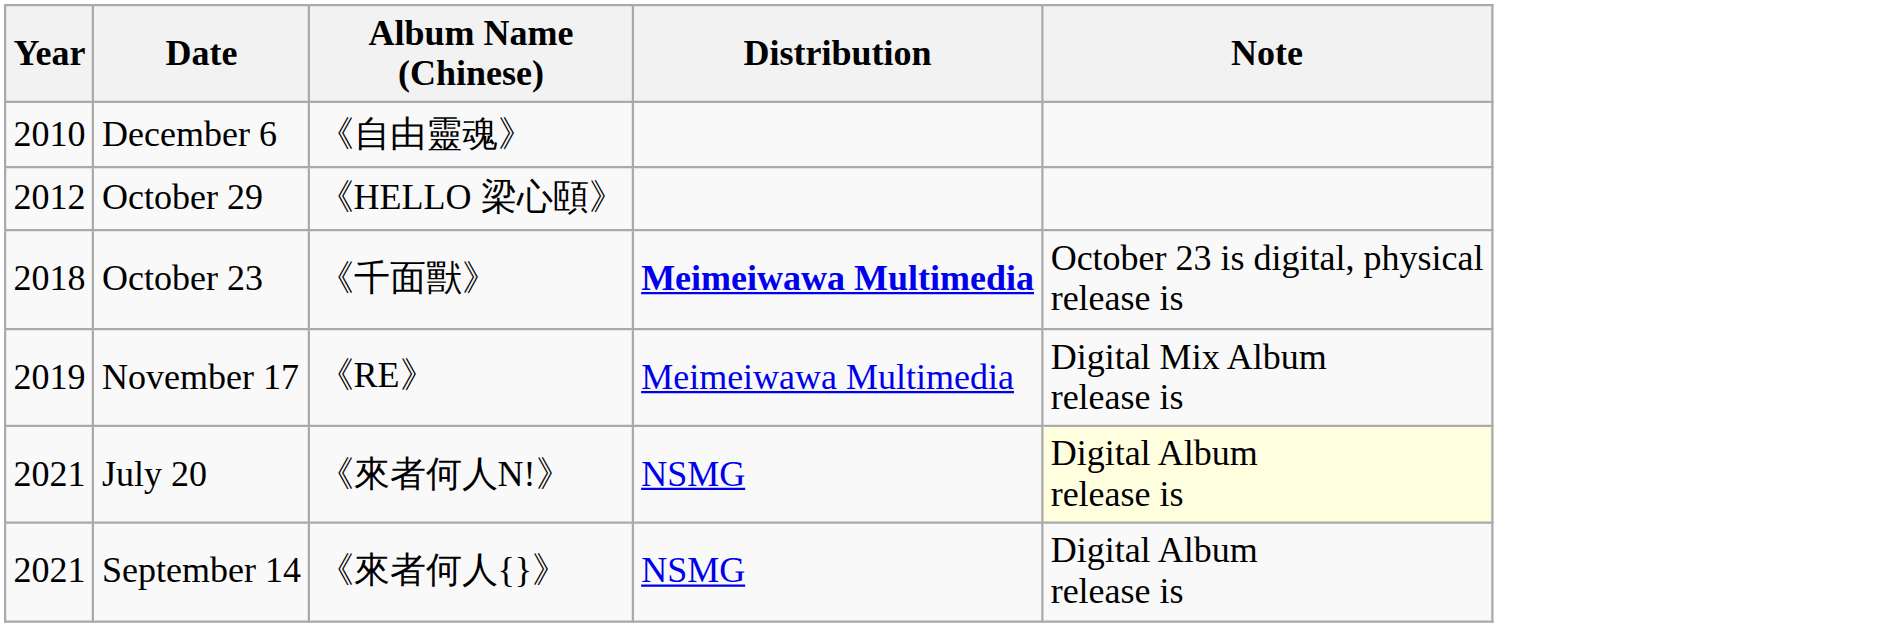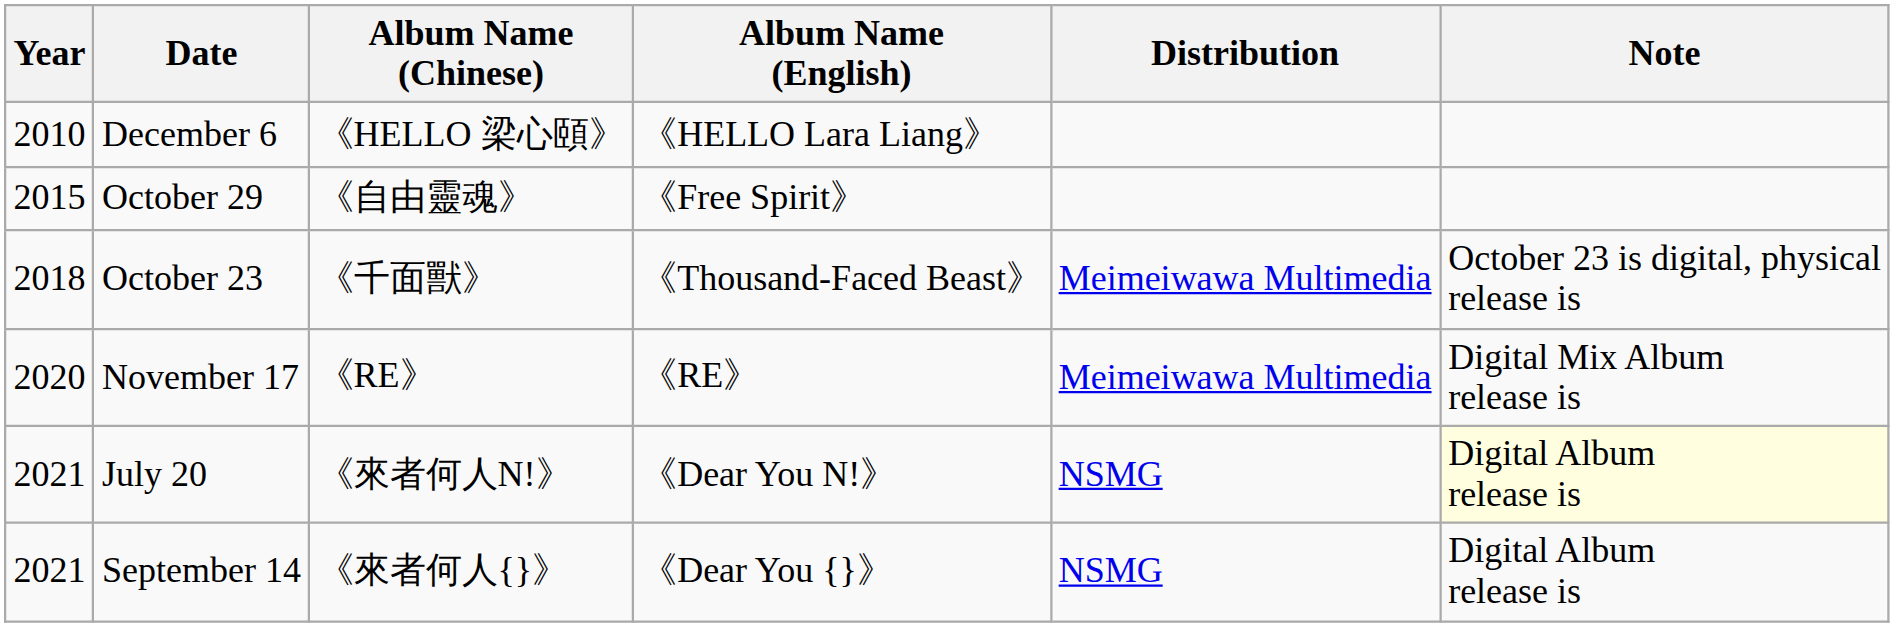+ column: (842, 53)
(426, 132) 《自由靈魂》 -> (471, 132) 《HELLO 梁心頤》
(49, 197) 2012 -> (49, 197) 2015
(471, 196) 《HELLO 梁心頤》 -> (426, 196) 《自由靈魂》
(838, 278) bold -> (1245, 278) normal
(49, 376) 2019 -> (49, 376) 2020
